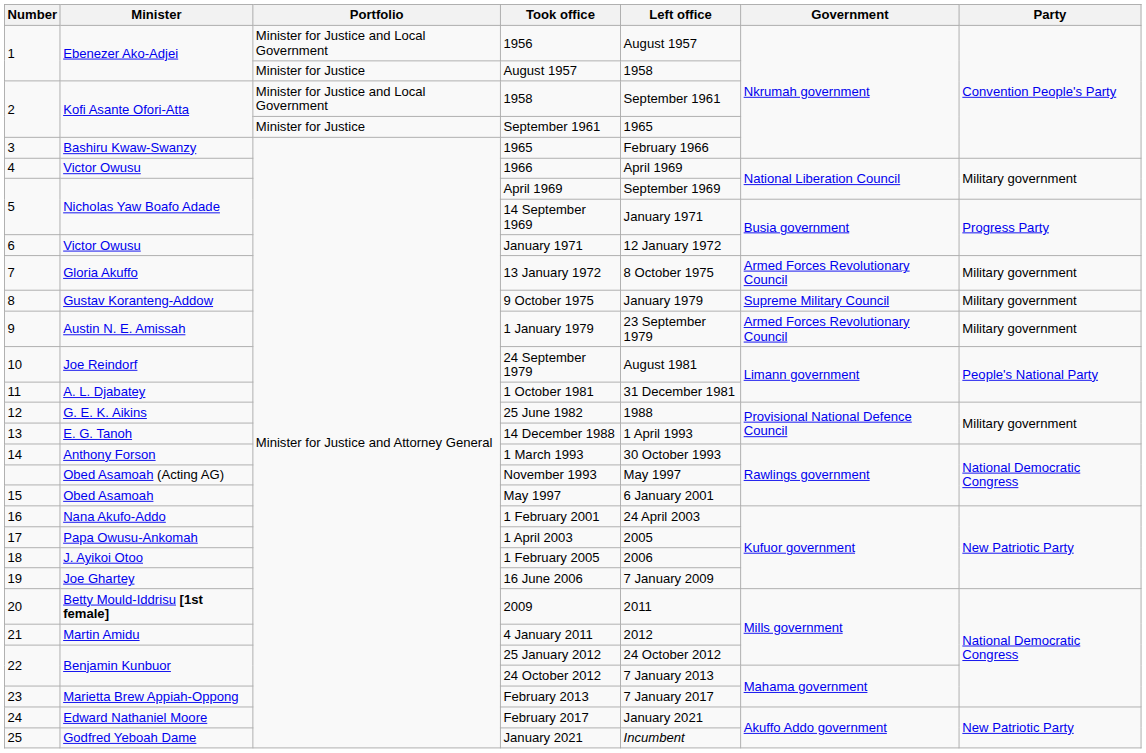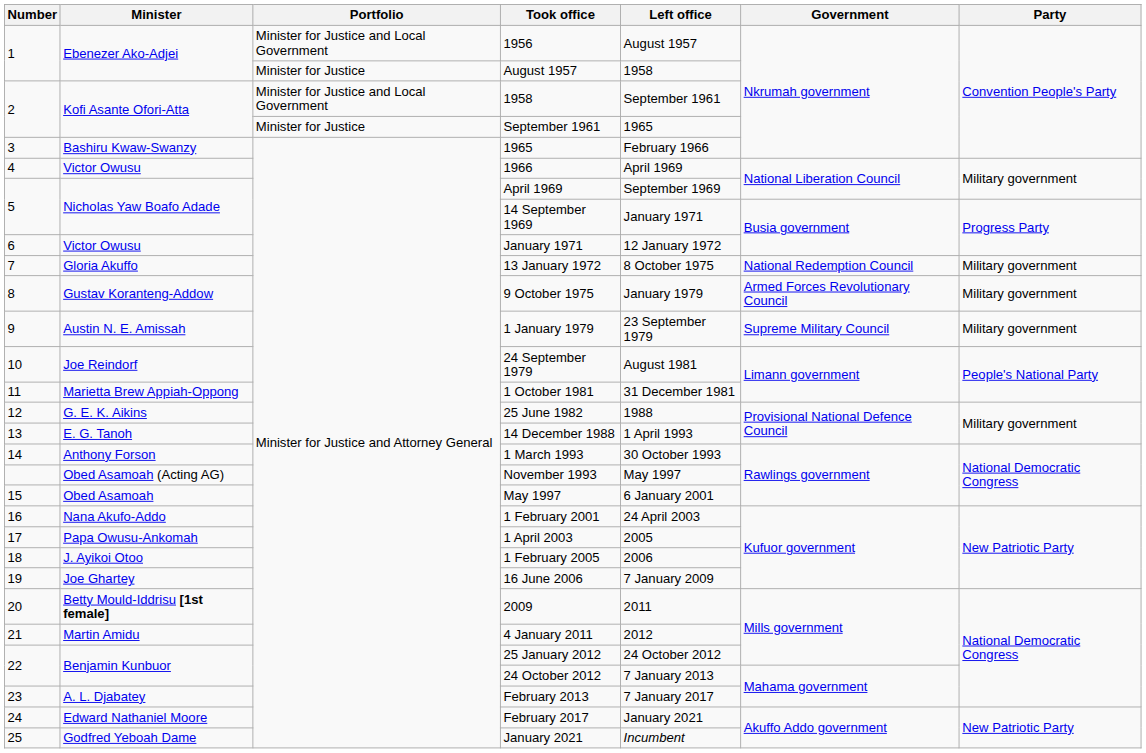(827, 273) Armed Forces Revolutionary Council -> (828, 266) National Redemption Council
(816, 301) Supreme Military Council -> (827, 294) Armed Forces Revolutionary Council
(827, 329) Armed Forces Revolutionary Council -> (816, 329) Supreme Military Council
(104, 392) A. L. Djabatey -> (151, 392) Marietta Brew Appiah-Oppong
(151, 697) Marietta Brew Appiah-Oppong -> (104, 697) A. L. Djabatey
